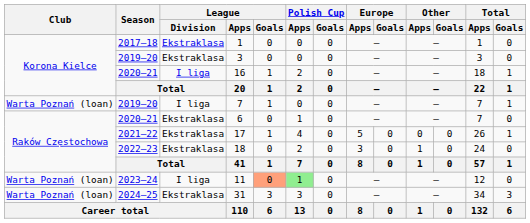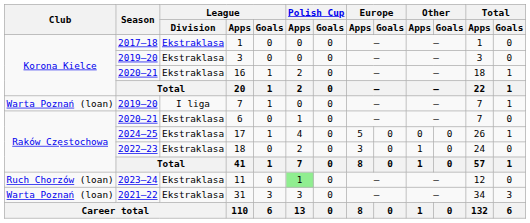(193, 73) I liga -> (193, 73) Ekstraklasa
(138, 134) 2021–22 -> (138, 134) 2024–25
(60, 180) Warta Poznań (loan) -> (60, 180) Ruch Chorzów (loan)
(193, 180) I liga -> (193, 180) Ekstraklasa
(270, 180) lightsalmon background -> (270, 180) no background
(138, 195) 2024–25 -> (138, 195) 2021–22
